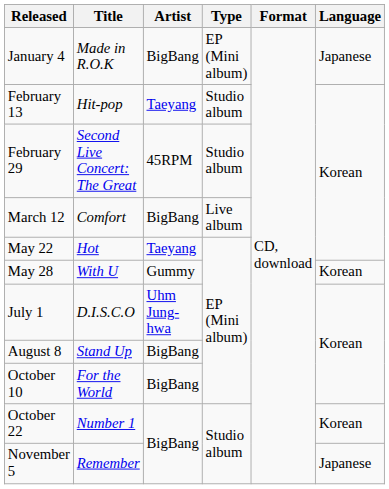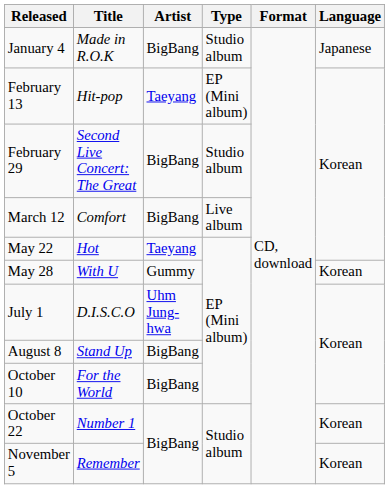(226, 56) EP (Mini album) -> (225, 47) Studio album
(225, 104) Studio album -> (226, 95) EP (Mini album)
(169, 160) 45RPM -> (173, 160) BigBang
(345, 463) Japanese -> (341, 463) Korean
